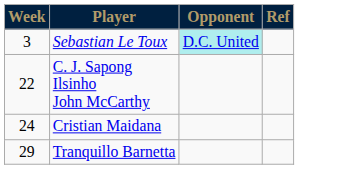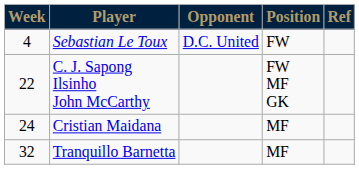+ column: (293, 16)
(27, 41) 3 -> (27, 41) 4
(221, 41) paleturquoise background -> (221, 41) no background
(27, 151) 29 -> (27, 151) 32
